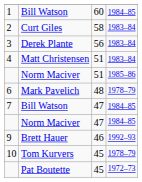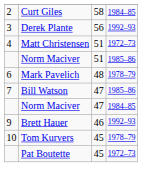- row: (9, 12)
(122, 28) 1983–84 -> (122, 12) 1984–85
(122, 43) 1983–84 -> (122, 28) 1992–93
(122, 59) 1983–84 -> (122, 43) 1972–73
(122, 106) 1984–85 -> (122, 91) 1985–86
